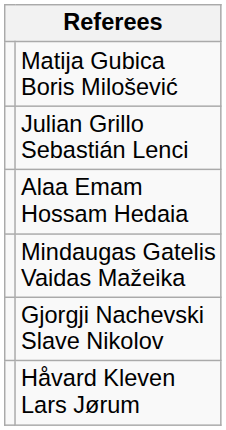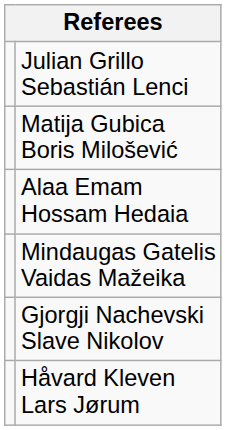rows swapped: (105, 137) <-> (99, 73)
